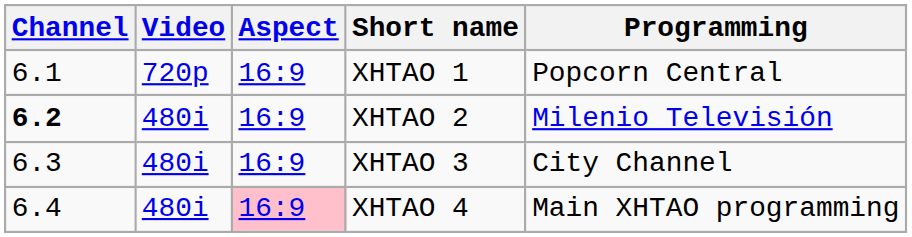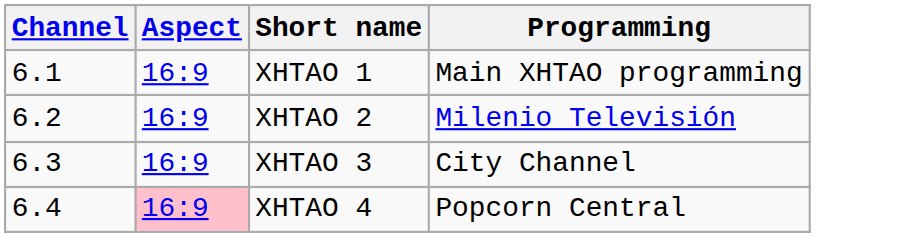- column: (184, 28)
(657, 73) Popcorn Central -> (619, 73) Main XHTAO programming
(37, 118) bold -> (37, 118) normal
(716, 209) Main XHTAO programming -> (561, 209) Popcorn Central
